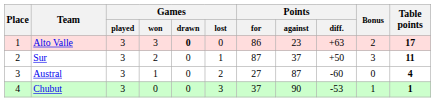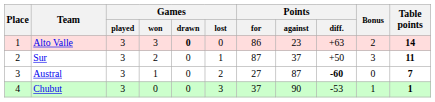(410, 43) 17 -> (410, 43) 14
(337, 74) normal -> (337, 74) bold
(410, 74) 4 -> (410, 74) 7
